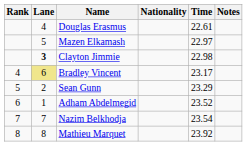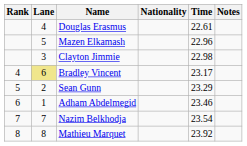(202, 42) 22.97 -> (202, 42) 22.96
(44, 57) bold -> (44, 57) normal
(202, 103) 23.52 -> (202, 103) 23.46
